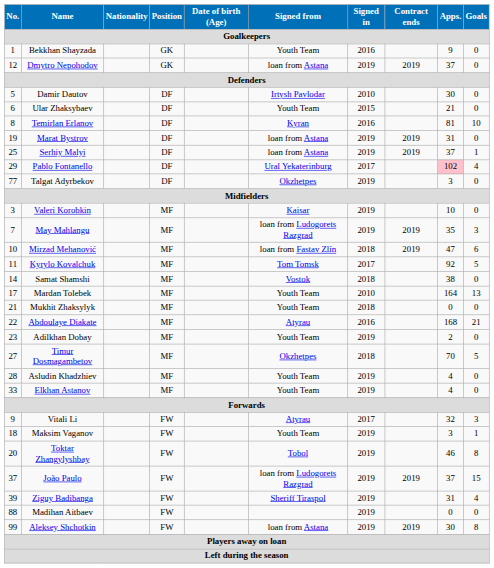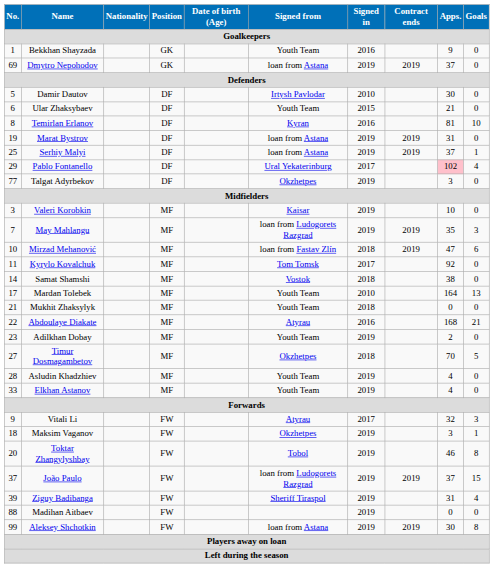(13, 65) 12 -> (13, 65) 69
(476, 264) 5 -> (476, 264) 0
(298, 434) Youth Team -> (298, 434) Okzhetpes
